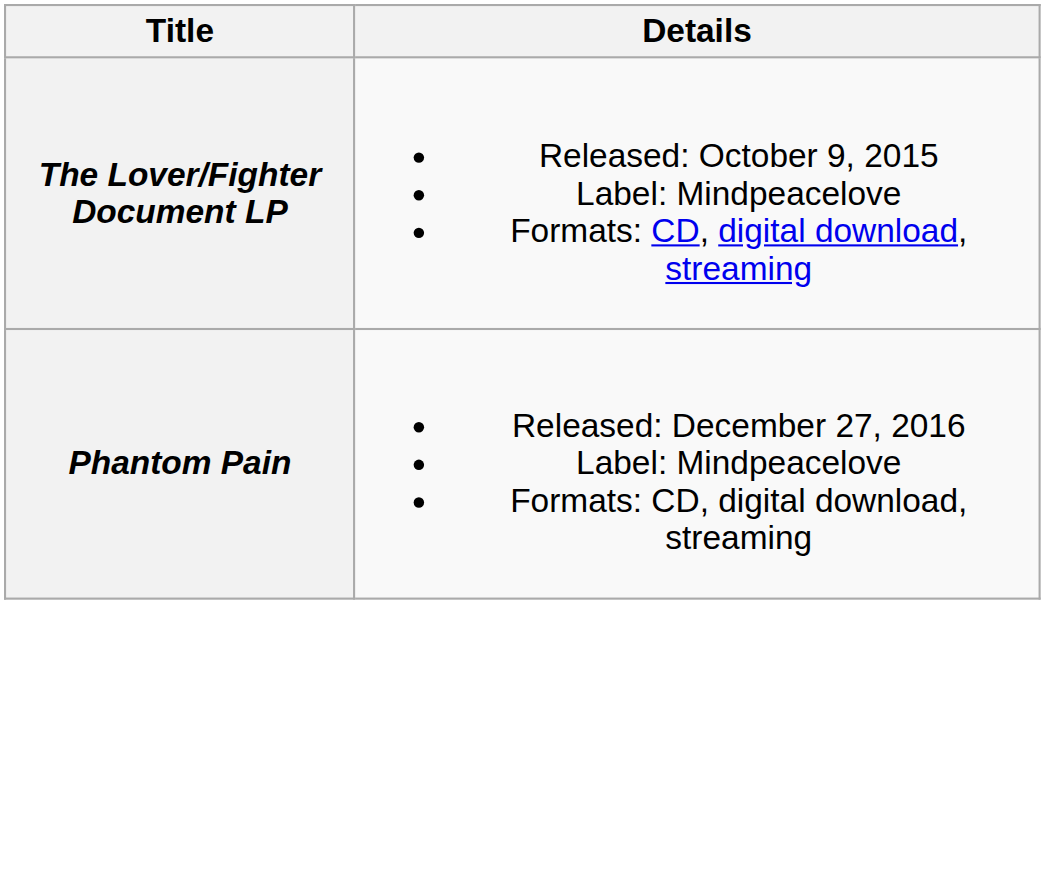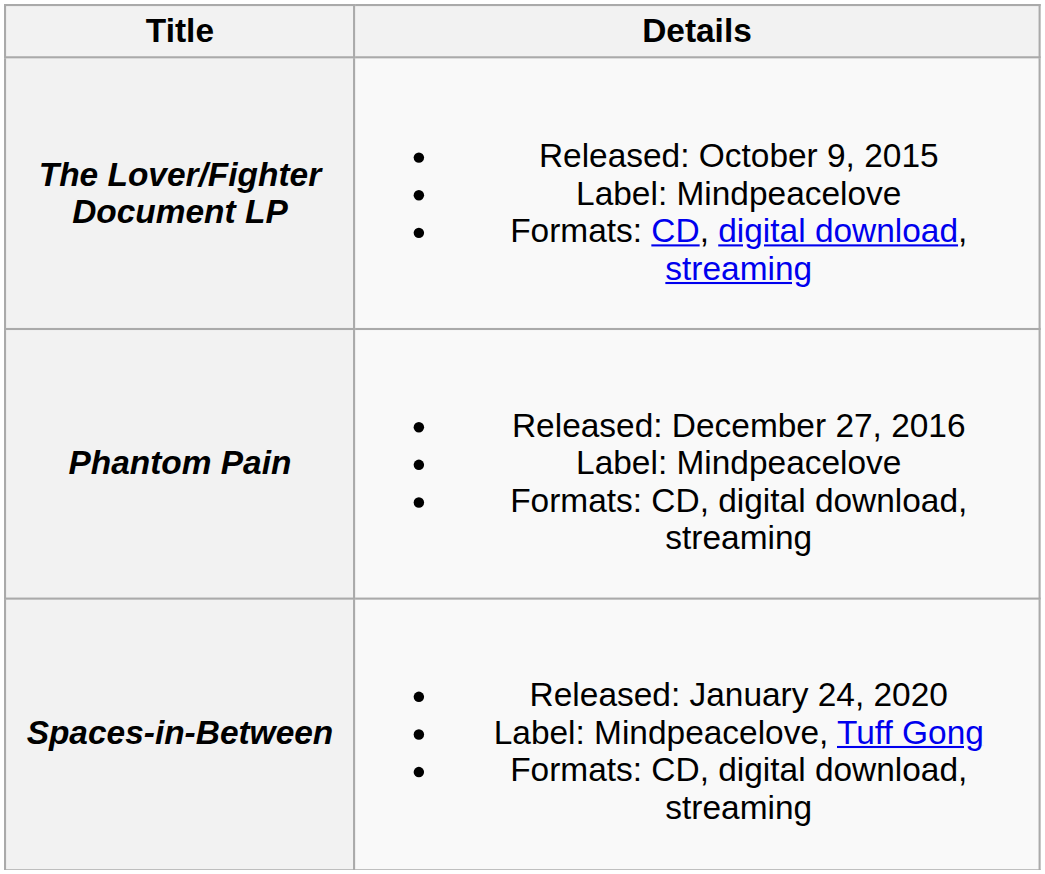+ row: (180, 733)
